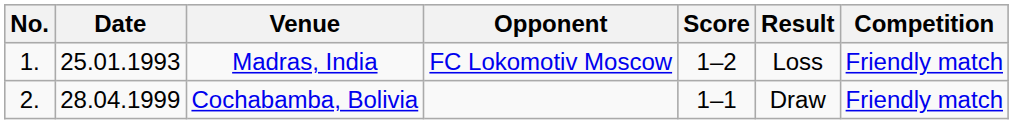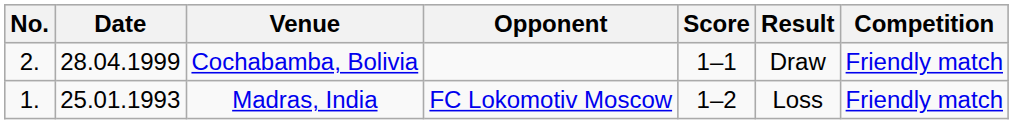rows swapped: (305, 62) <-> (305, 100)
